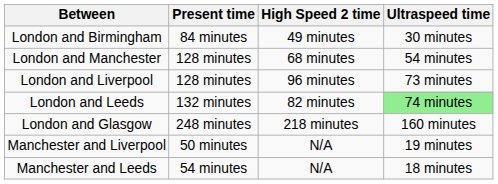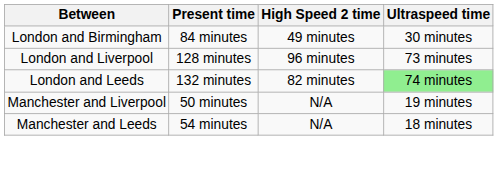- row: (87, 59)
- row: (87, 124)
